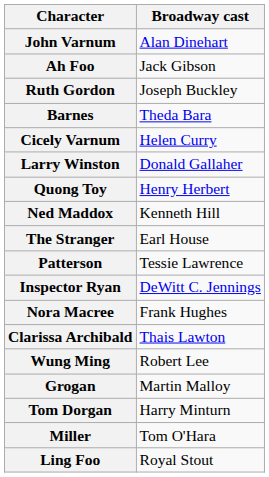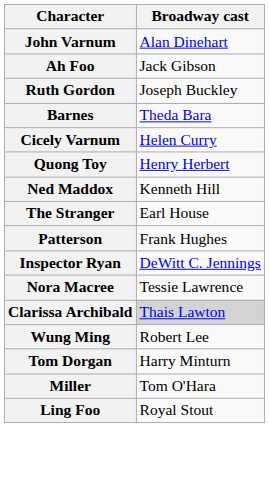- row: (70, 164)
(191, 262) Tessie Lawrence -> (183, 238) Frank Hughes
(183, 312) Frank Hughes -> (191, 287) Tessie Lawrence
(182, 336) no background -> (182, 312) lightgrey background
- row: (70, 386)
